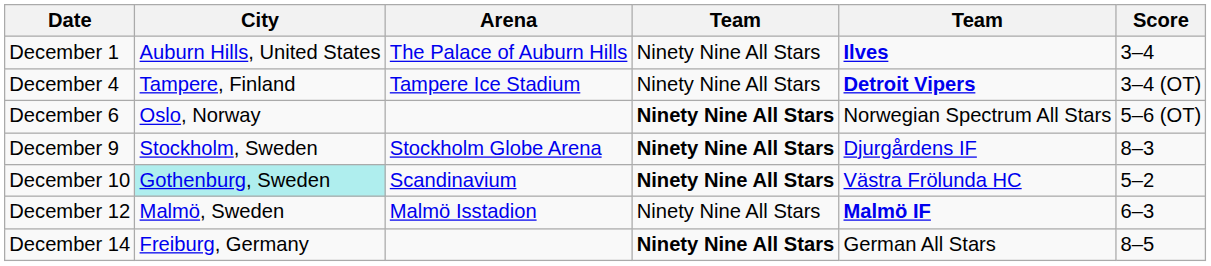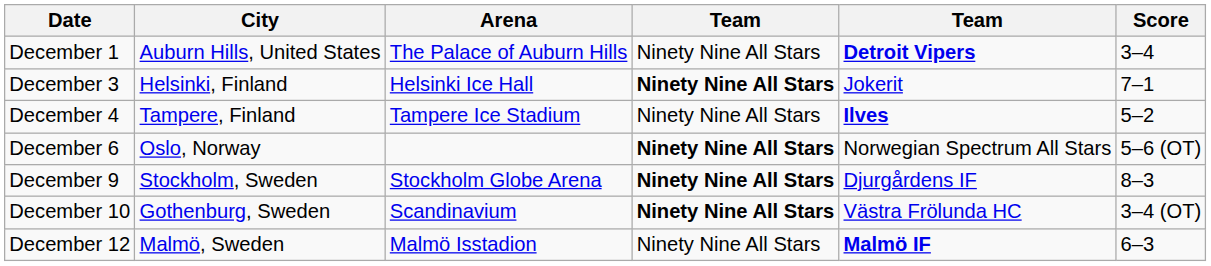(866, 52) Ilves -> (909, 52) Detroit Vipers
+ row: (64, 84)
(909, 84) Detroit Vipers -> (866, 116) Ilves
(1161, 84) 3–4 (OT) -> (1137, 116) 5–2
(235, 180) paleturquoise background -> (235, 212) no background
(1137, 180) 5–2 -> (1161, 212) 3–4 (OT)
- row: (70, 244)
